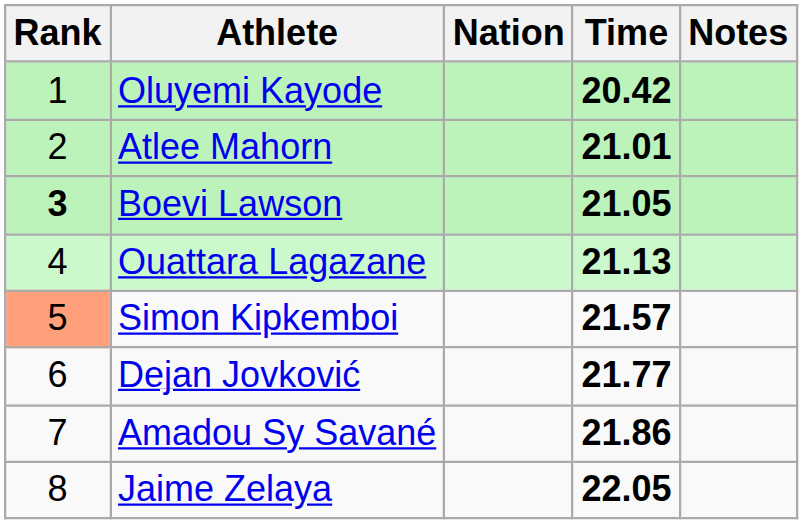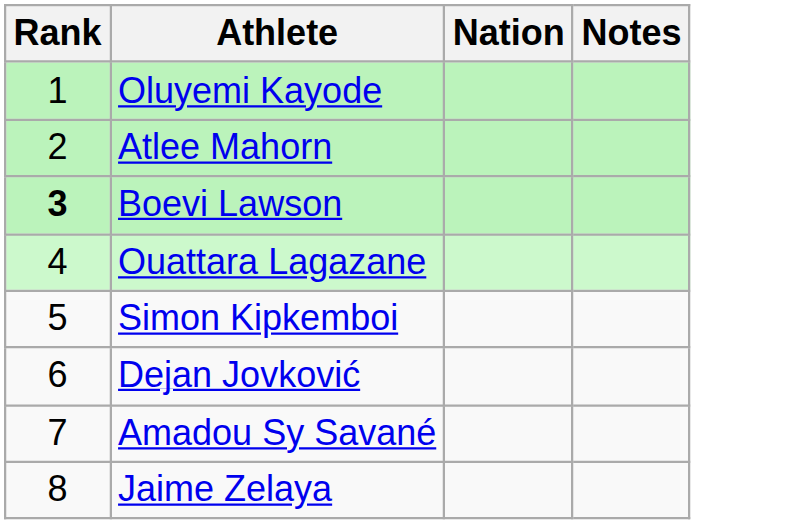- column: (626, 33)
(57, 318) lightsalmon background -> (57, 318) no background
